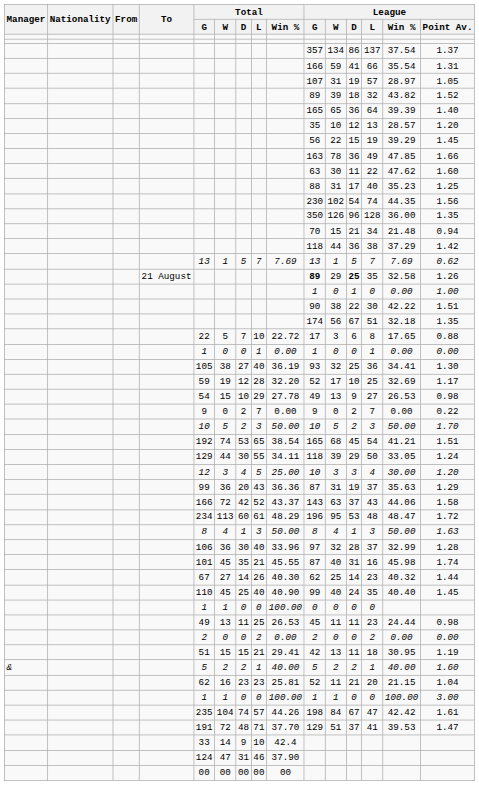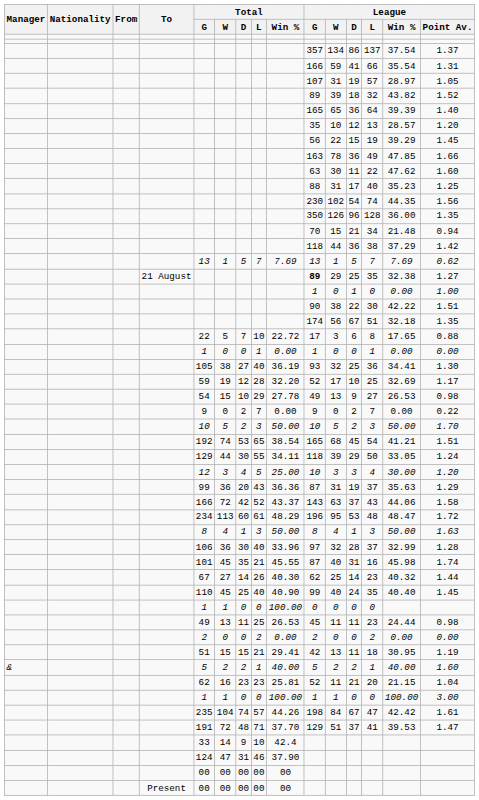(354, 276) bold -> (354, 276) normal
(402, 276) 32.58 -> (402, 276) 32.38
(448, 276) 1.26 -> (448, 276) 1.27
+ row: (26, 788)
